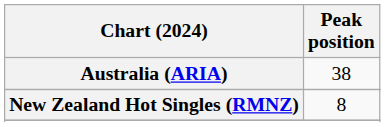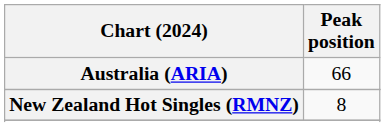(341, 73) 38 -> (341, 73) 66
